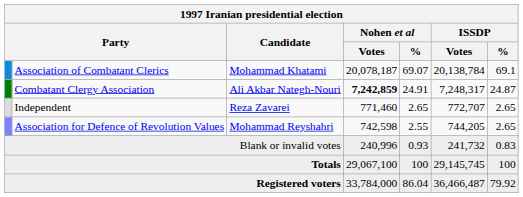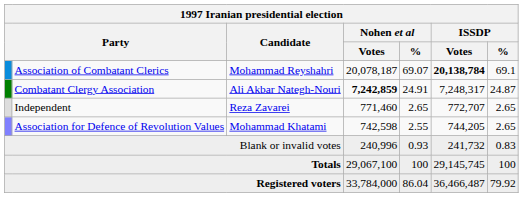(278, 70) Mohammad Khatami -> (281, 70) Mohammad Reyshahri
(459, 70) normal -> (459, 70) bold
(281, 126) Mohammad Reyshahri -> (278, 126) Mohammad Khatami
